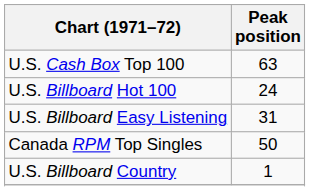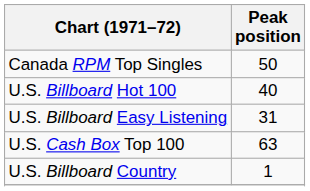rows swapped: (105, 144) <-> (96, 63)
(268, 90) 24 -> (268, 90) 40
